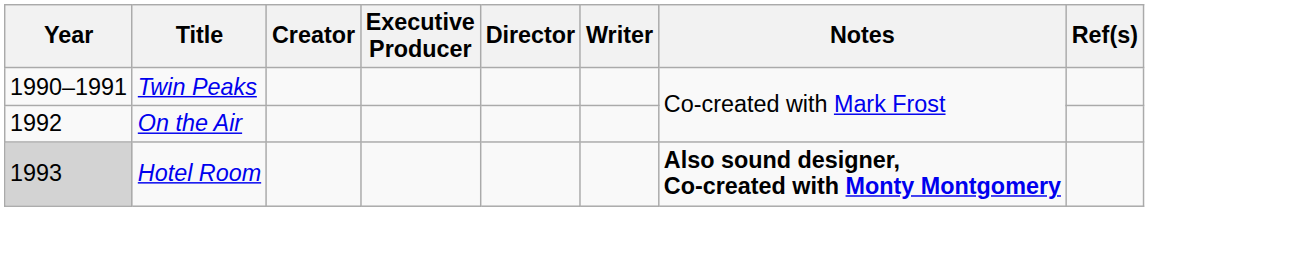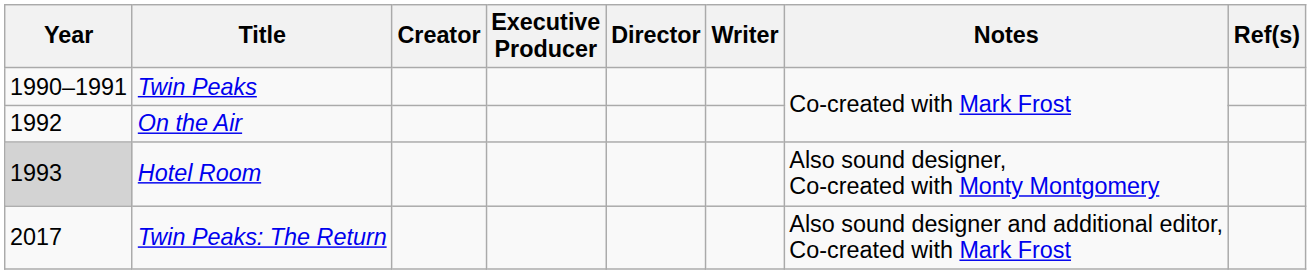(862, 173) bold -> (974, 173) normal
+ row: (262, 236)
